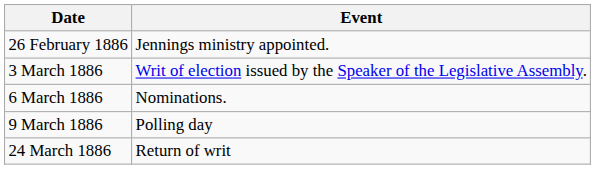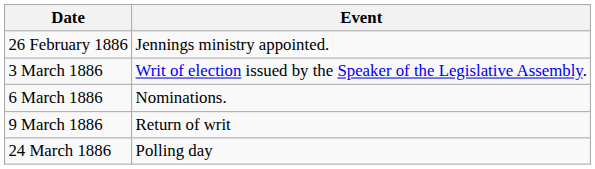(174, 124) Polling day -> (183, 124) Return of writ
(183, 151) Return of writ -> (174, 151) Polling day
